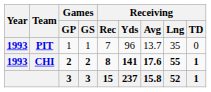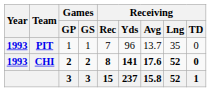(175, 62) 55 -> (175, 62) 52
(196, 62) 1 -> (196, 62) 0
